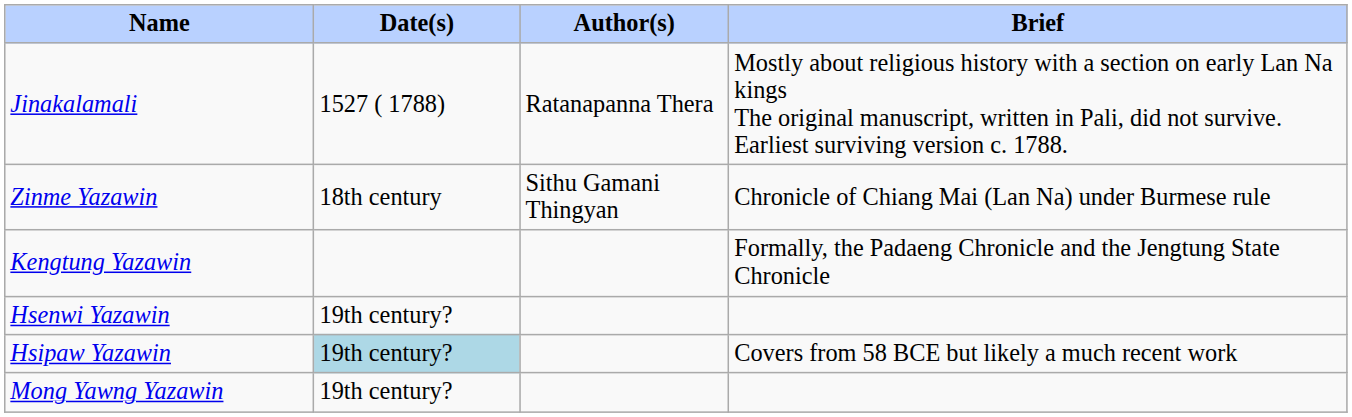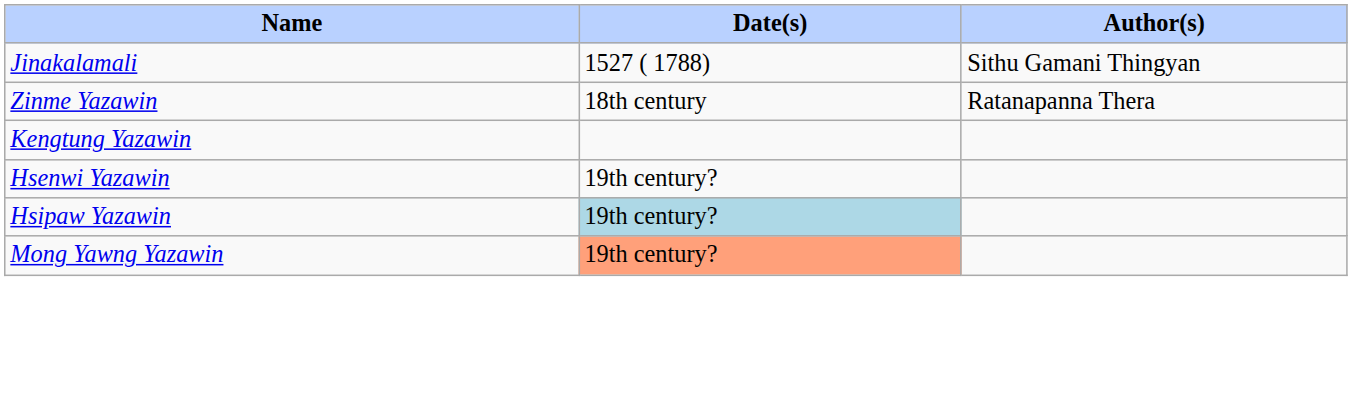- column: (1038, 23)
(620, 103) Ratanapanna Thera -> (1084, 62) Sithu Gamani Thingyan
(593, 196) Sithu Gamani Thingyan -> (1061, 100) Ratanapanna Thera
(386, 392) no background -> (651, 255) lightsalmon background
